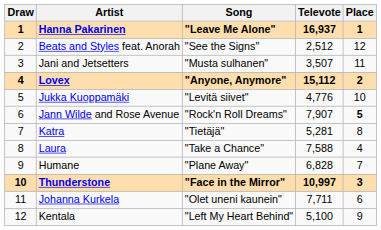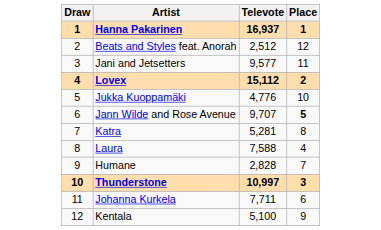- column: (239, 13)
(319, 64) 3,507 -> (263, 64) 9,577
(319, 115) 7,907 -> (263, 115) 9,707
(319, 166) 6,828 -> (263, 166) 2,828
